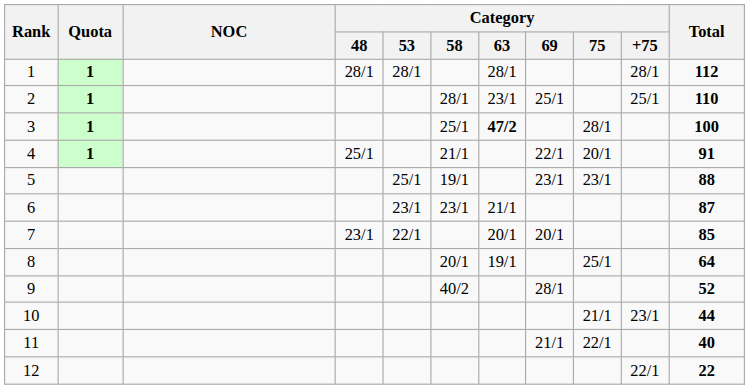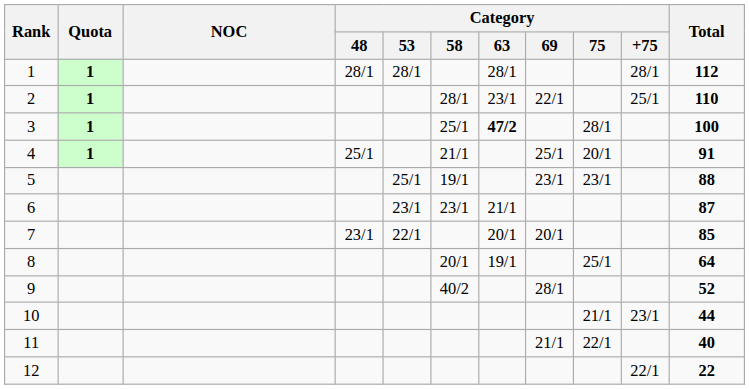(550, 99) 25/1 -> (550, 99) 22/1
(550, 153) 22/1 -> (550, 153) 25/1
